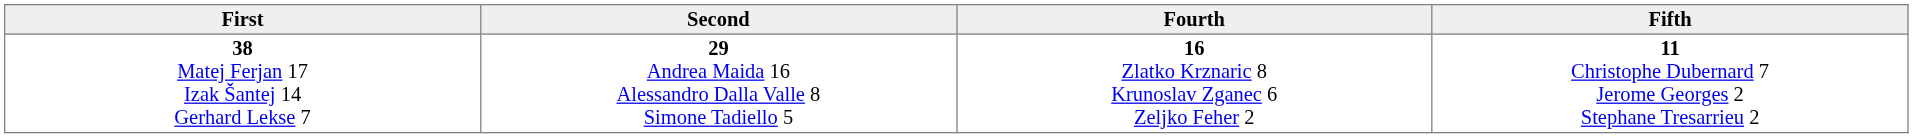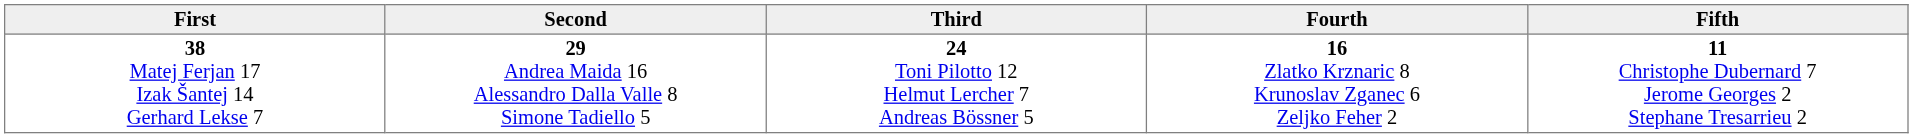+ column: (956, 19)
